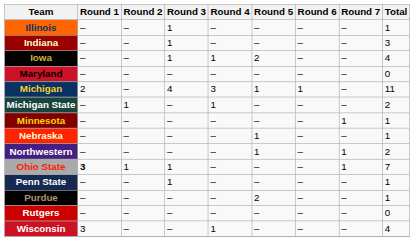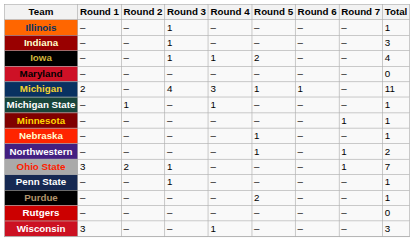(387, 105) 2 -> (387, 105) 1
(83, 167) bold -> (83, 167) normal
(126, 167) 1 -> (126, 167) 2
(387, 228) 4 -> (387, 228) 3
